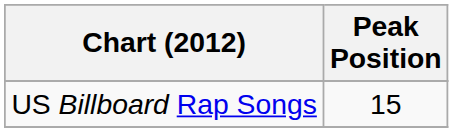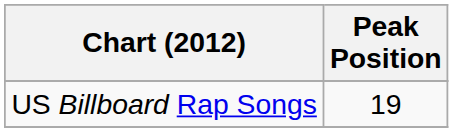(386, 103) 15 -> (386, 103) 19
